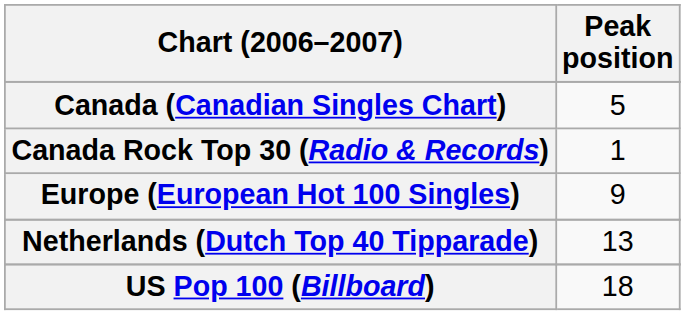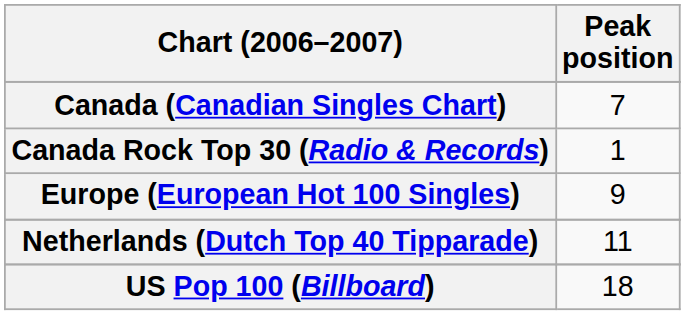(618, 104) 5 -> (618, 104) 7
(618, 241) 13 -> (618, 241) 11
